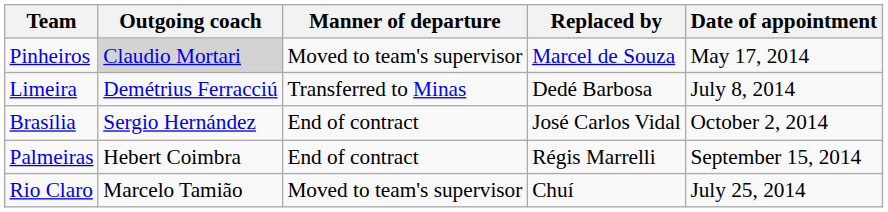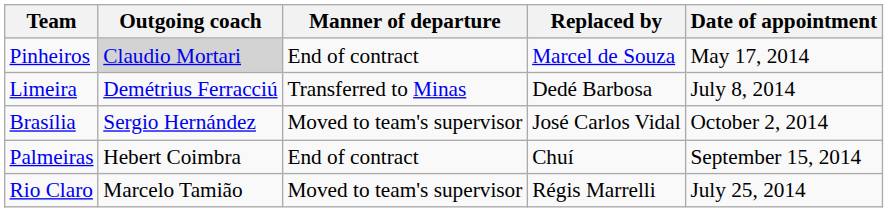(405, 55) Moved to team's supervisor -> (353, 55) End of contract
(353, 122) End of contract -> (405, 122) Moved to team's supervisor
(594, 156) Régis Marrelli -> (553, 156) Chuí
(553, 190) Chuí -> (594, 190) Régis Marrelli
